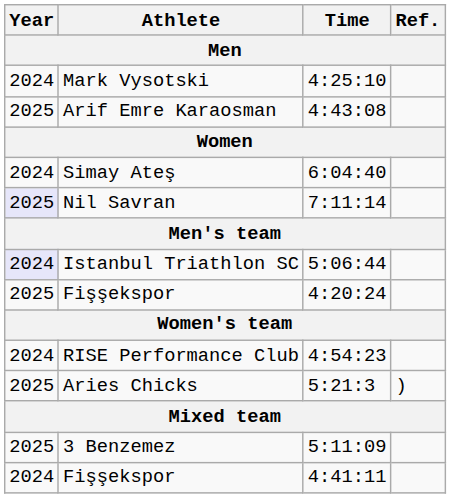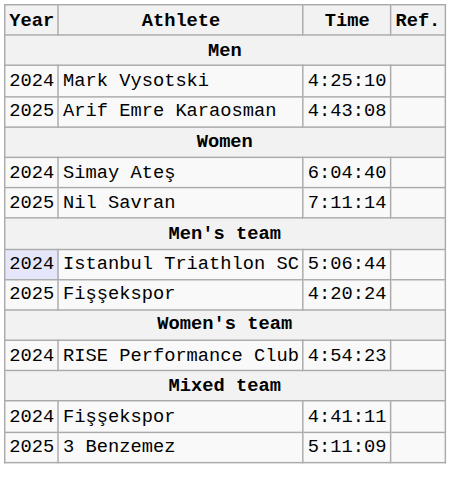(32, 203) lavender background -> (32, 203) no background
- row: (130, 386)
rows swapped: (119, 478) <-> (119, 447)
